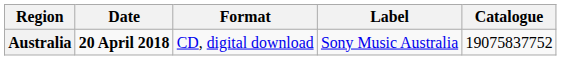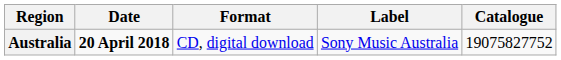(509, 42) 19075837752 -> (509, 42) 19075827752
